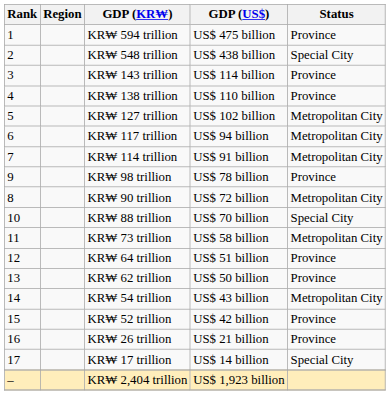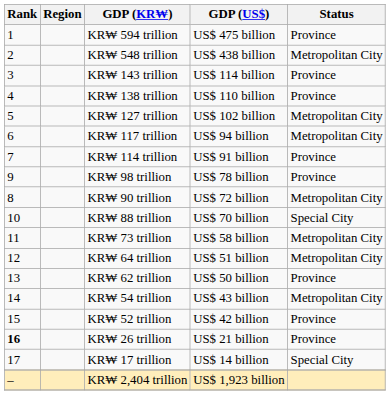(322, 55) Special City -> (337, 55) Metropolitan City
(337, 156) Metropolitan City -> (313, 156) Province
(313, 258) Province -> (337, 258) Metropolitan City
(14, 339) normal -> (14, 339) bold
